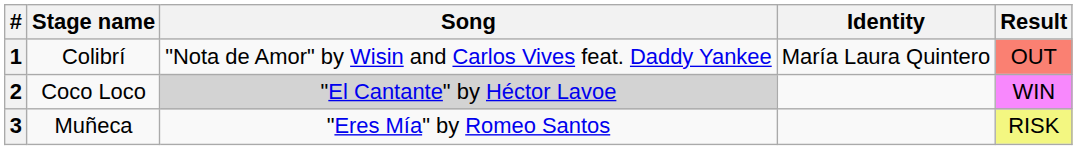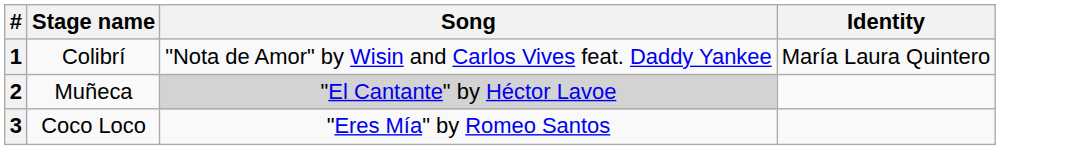- column: (1034, 21)
(94, 91) Coco Loco -> (94, 91) Muñeca
(94, 126) Muñeca -> (94, 126) Coco Loco
